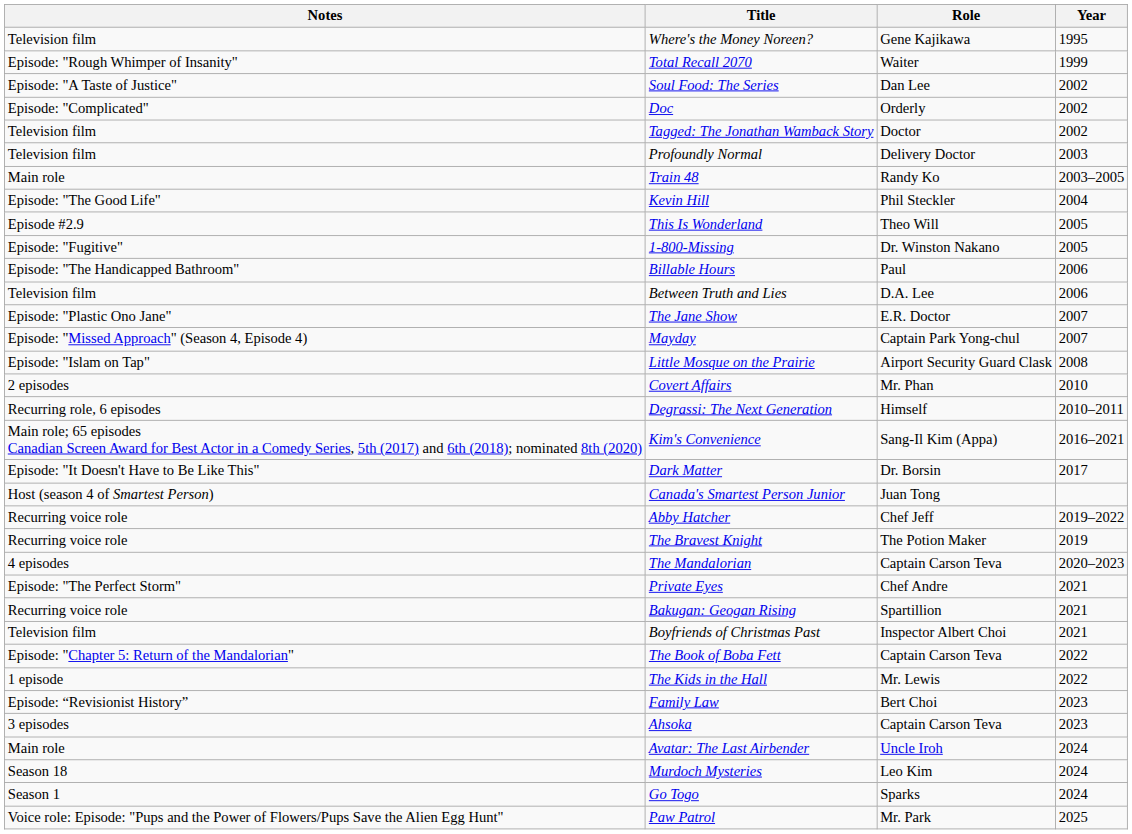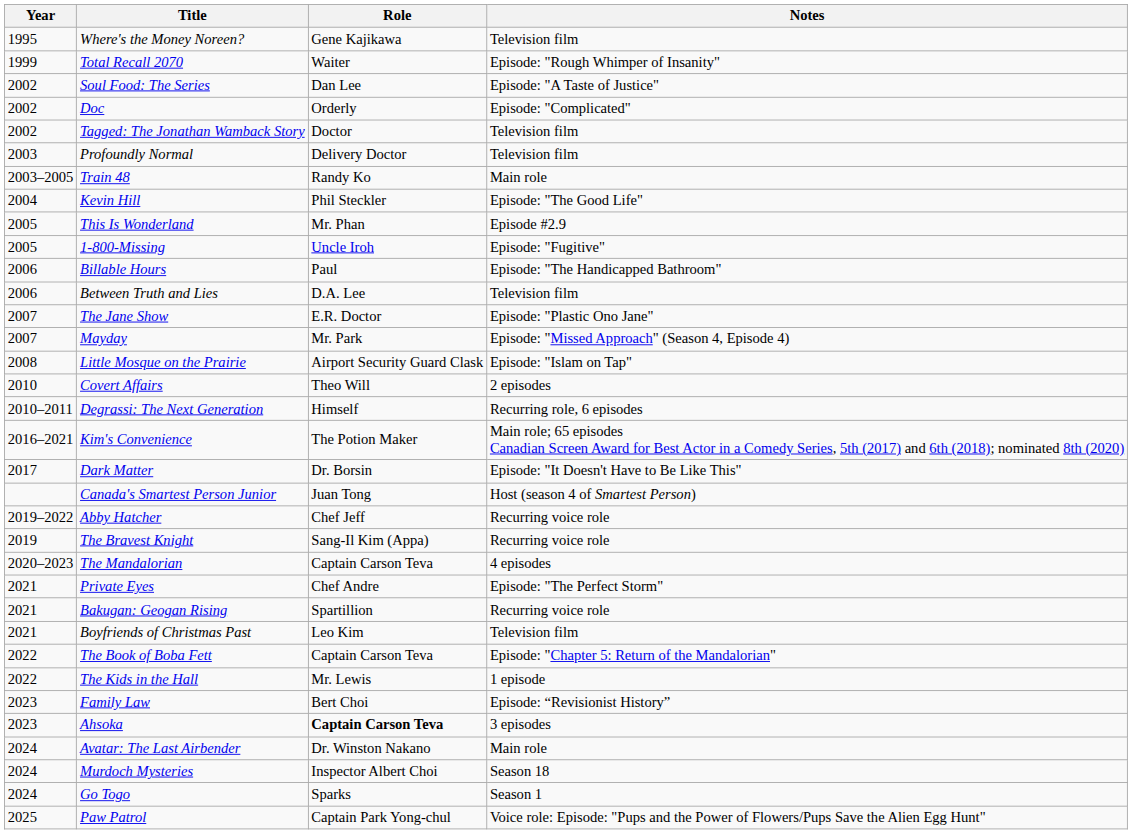columns swapped: (1091, 16) <-> (325, 16)
(909, 223) Theo Will -> (338, 223) Mr. Phan
(940, 246) Dr. Winston Nakano -> (343, 246) Uncle Iroh
(950, 339) Captain Park Yong-chul -> (337, 339) Mr. Park
(907, 385) Mr. Phan -> (341, 385) Theo Will
(939, 439) Sang-Il Kim (Appa) -> (364, 439) The Potion Maker
(933, 540) The Potion Maker -> (370, 540) Sang-Il Kim (Appa)
(943, 632) Inspector Albert Choi -> (337, 632) Leo Kim
(941, 725) normal -> (377, 725) bold
(911, 748) Uncle Iroh -> (371, 748) Dr. Winston Nakano
(906, 771) Leo Kim -> (374, 771) Inspector Albert Choi
(906, 817) Mr. Park -> (381, 817) Captain Park Yong-chul
